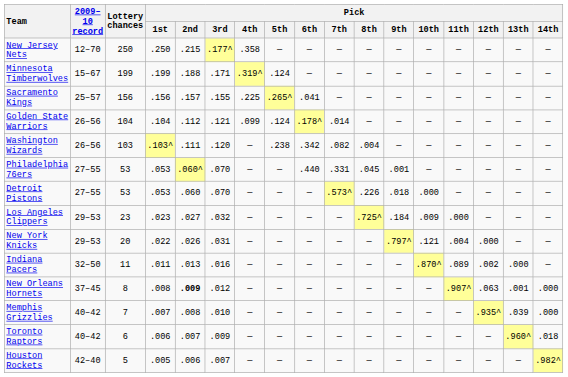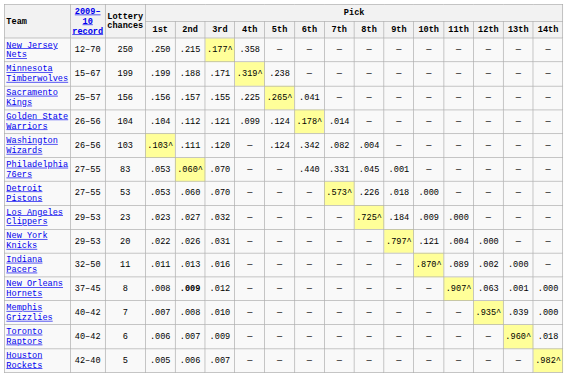(280, 74) .124 -> (280, 74) .238
(280, 146) .238 -> (280, 146) .124
(125, 169) 53 -> (125, 169) 83
